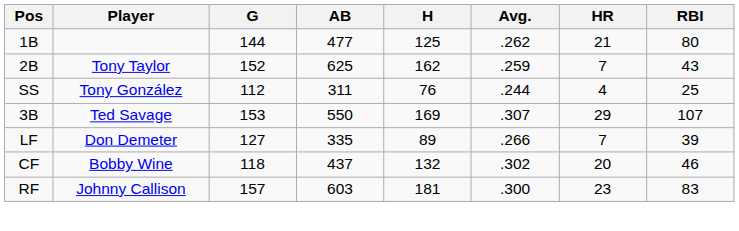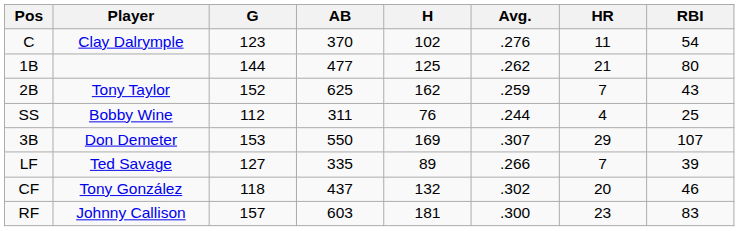+ row: (29, 41)
(131, 90) Tony González -> (131, 115) Bobby Wine
(131, 115) Ted Savage -> (131, 139) Don Demeter
(131, 139) Don Demeter -> (131, 164) Ted Savage
(131, 164) Bobby Wine -> (131, 189) Tony González
